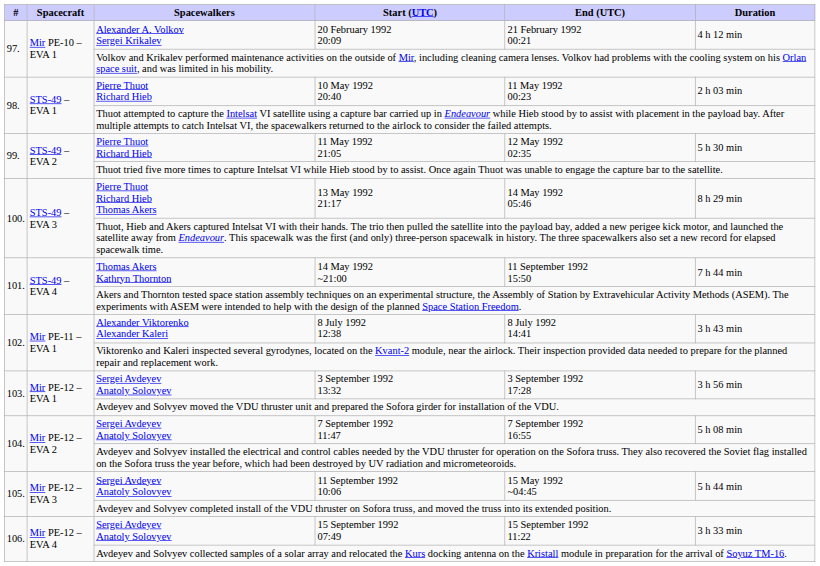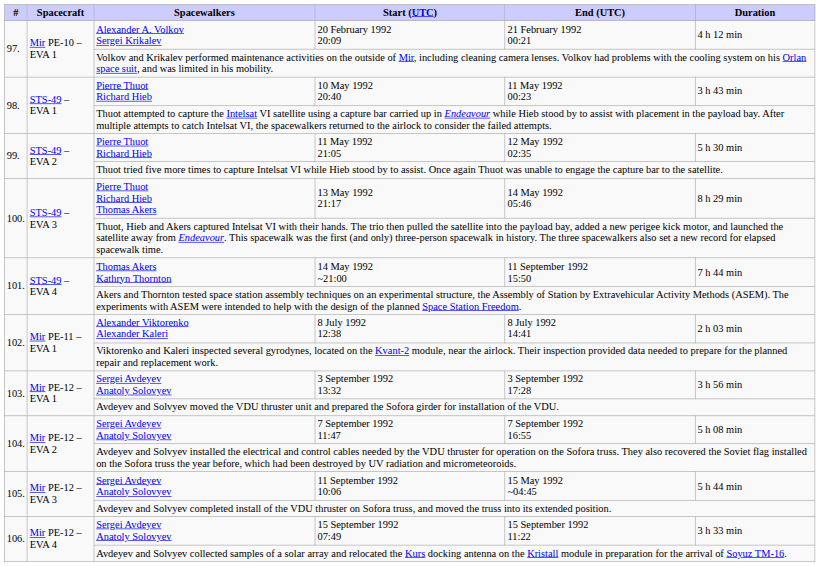(720, 91) 2 h 03 min -> (720, 91) 3 h 43 min
(720, 328) 3 h 43 min -> (720, 328) 2 h 03 min
